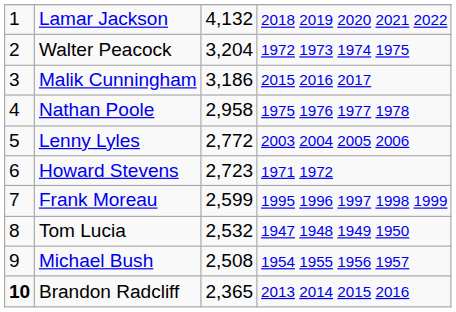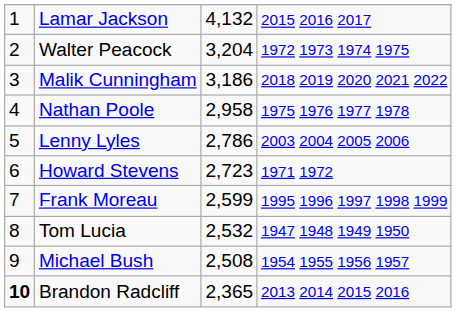(354, 20) 2018 2019 2020 2021 2022 -> (316, 20) 2015 2016 2017
(316, 80) 2015 2016 2017 -> (354, 80) 2018 2019 2020 2021 2022
(229, 140) 2,772 -> (229, 140) 2,786
